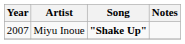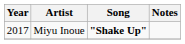(18, 30) 2007 -> (18, 30) 2017
